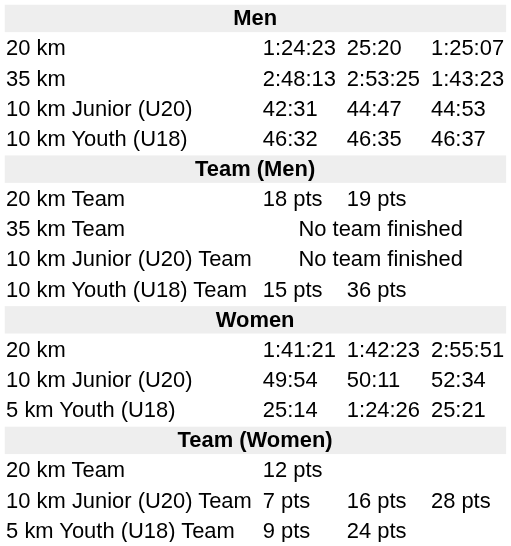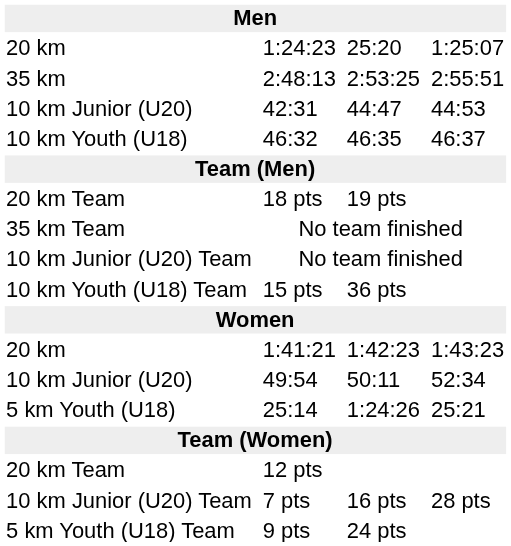(468, 78) 1:43:23 -> (468, 78) 2:55:51
(468, 349) 2:55:51 -> (468, 349) 1:43:23
